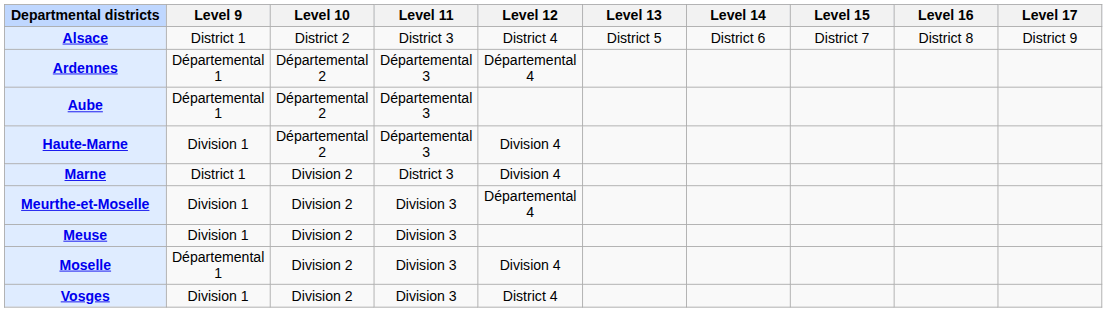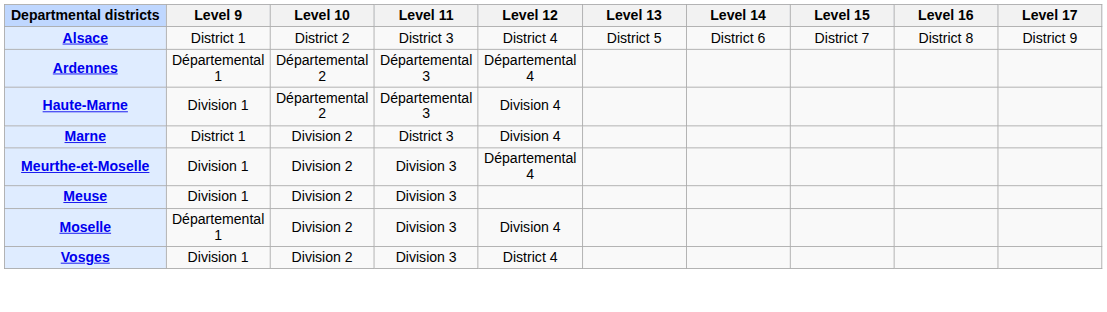- row: (85, 106)
